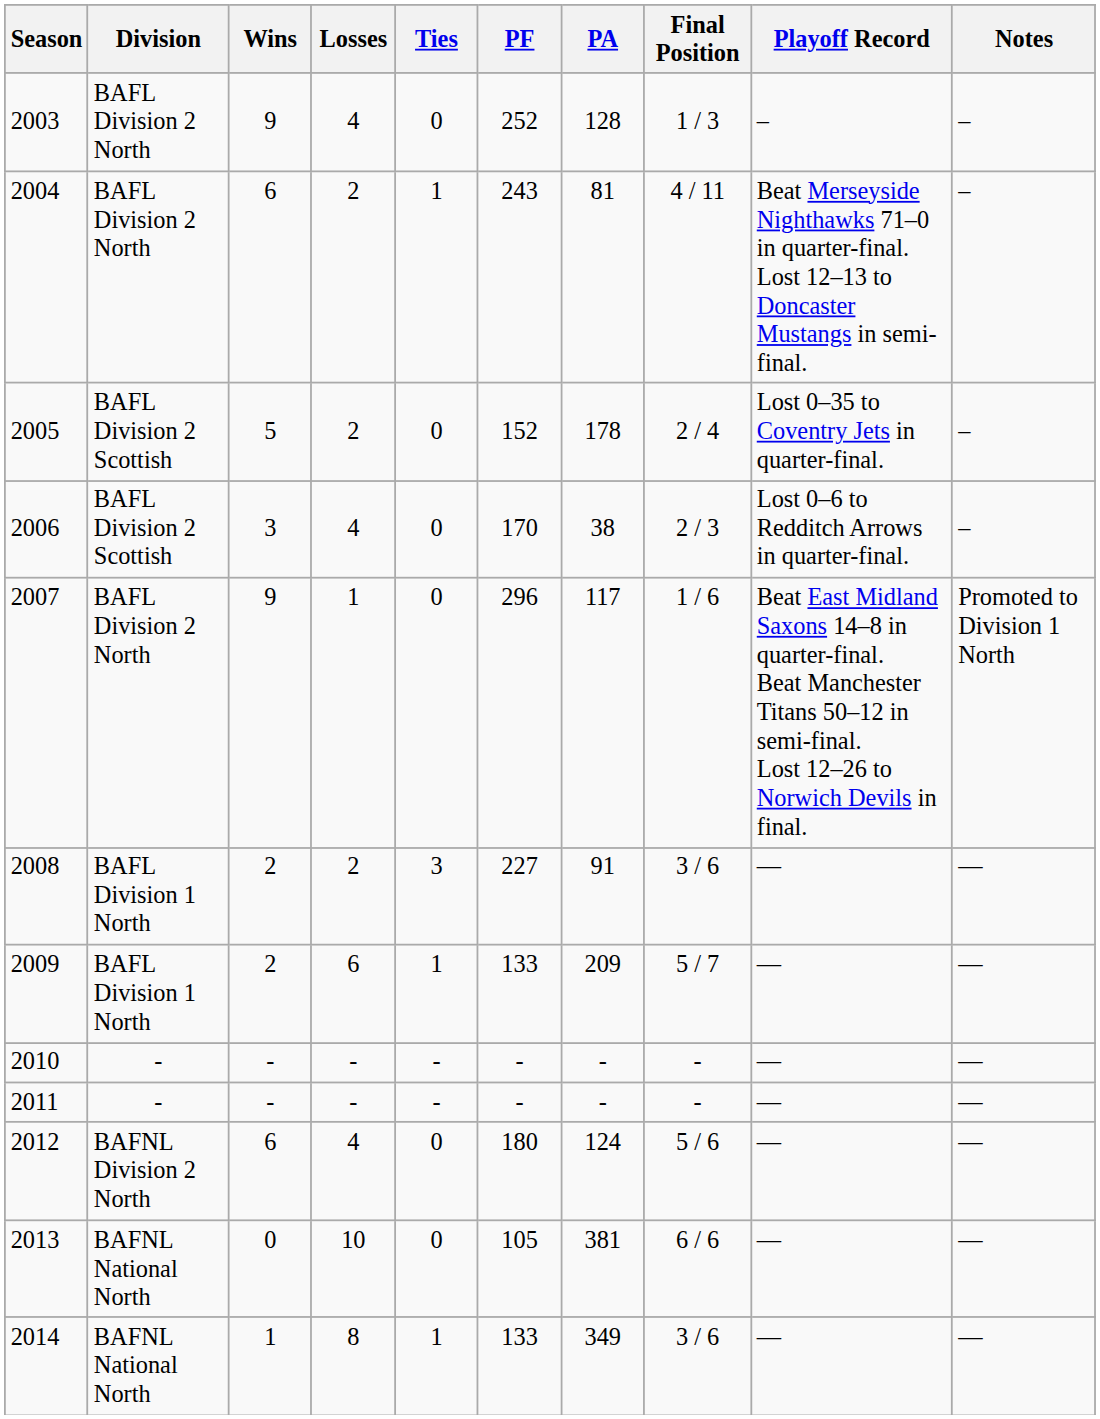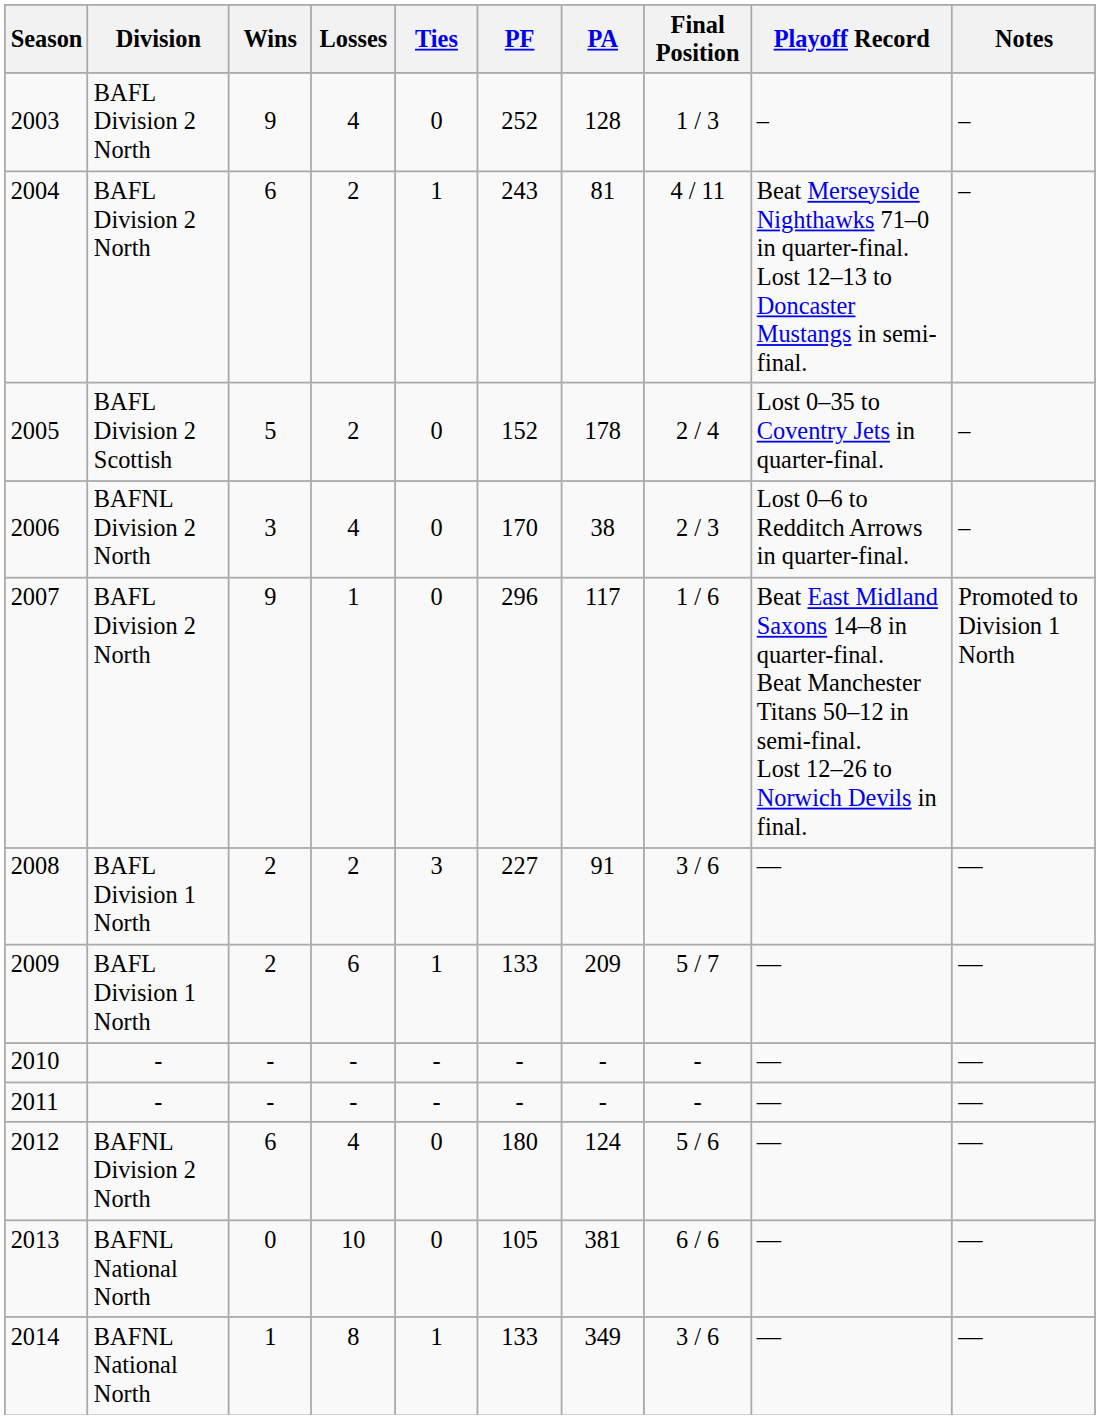(145, 528) BAFL Division 2 Scottish -> (145, 528) BAFNL Division 2 North
